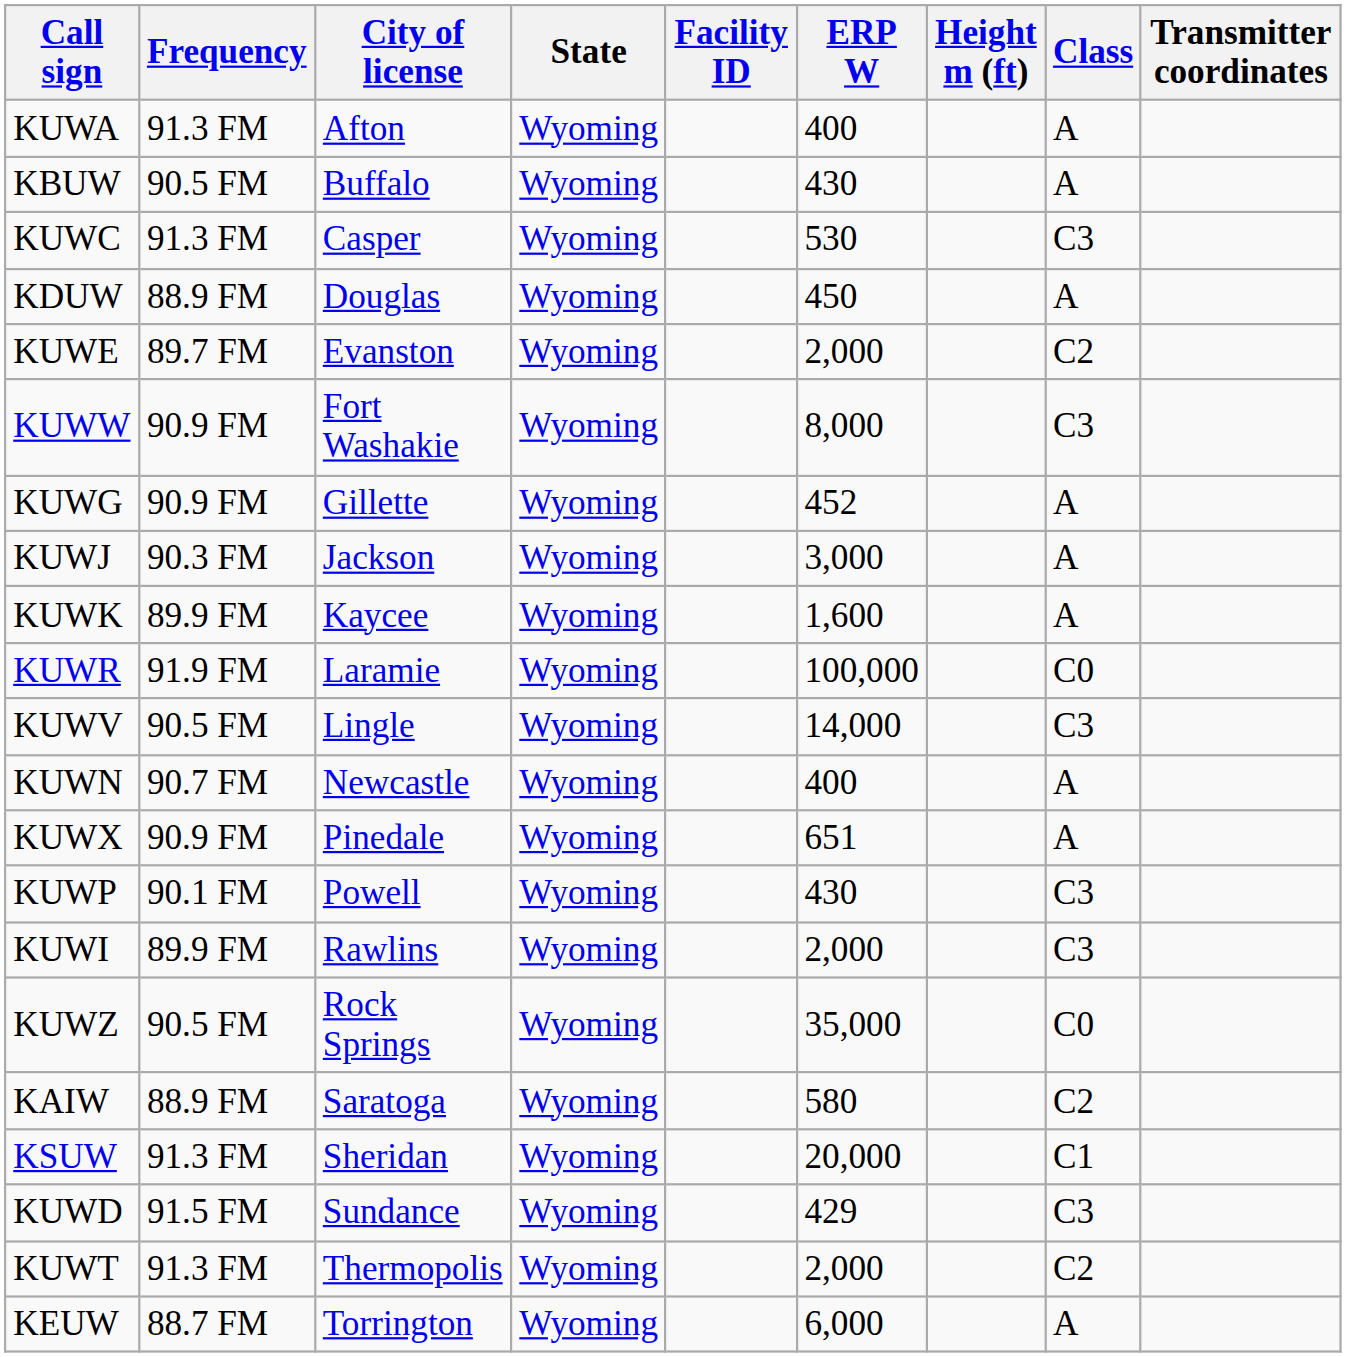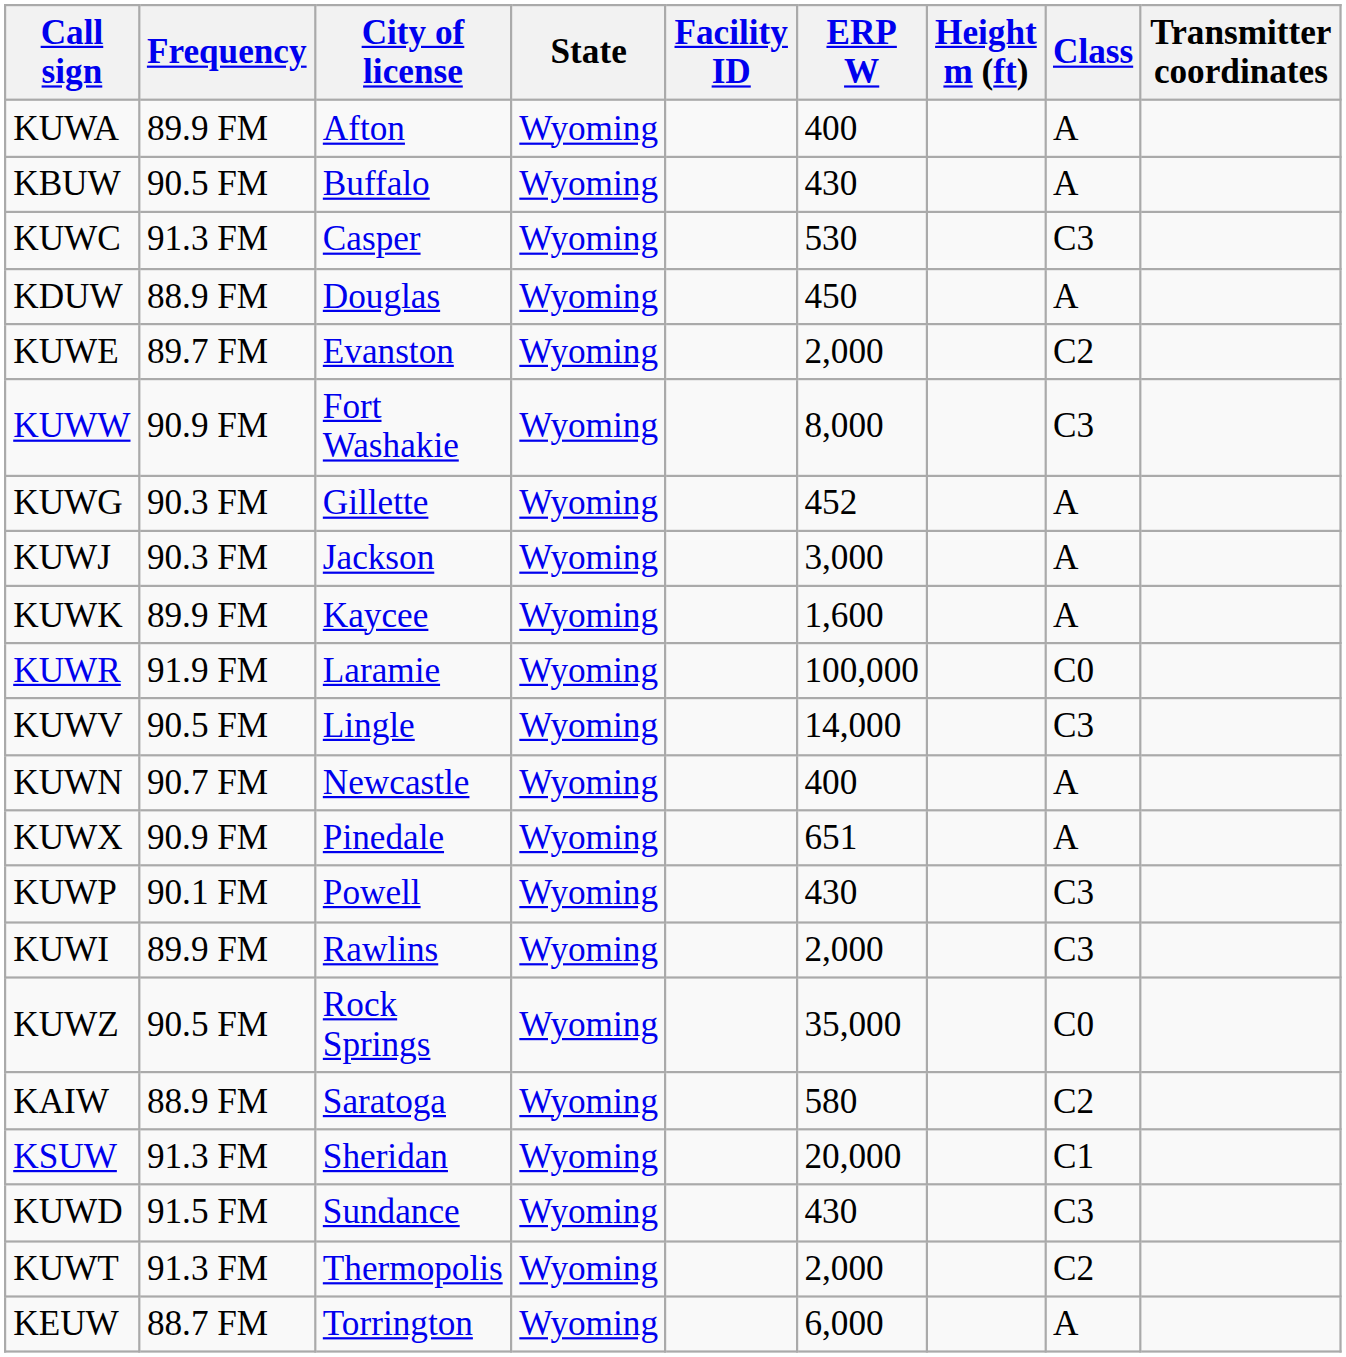(208, 127) 91.3 FM -> (208, 127) 89.9 FM
(208, 502) 90.9 FM -> (208, 502) 90.3 FM
(831, 1211) 429 -> (831, 1211) 430
